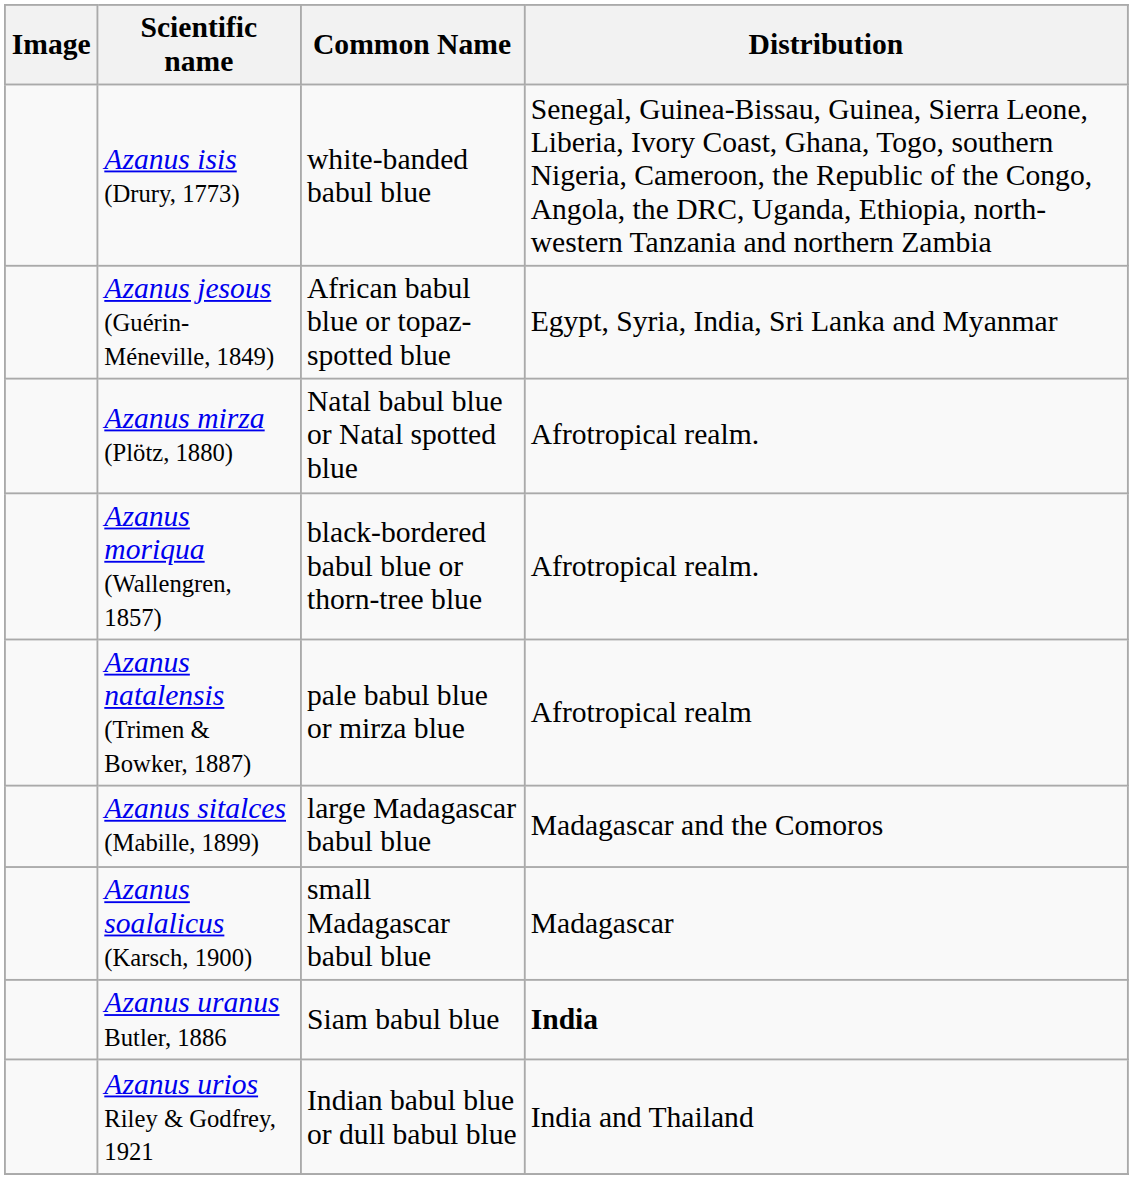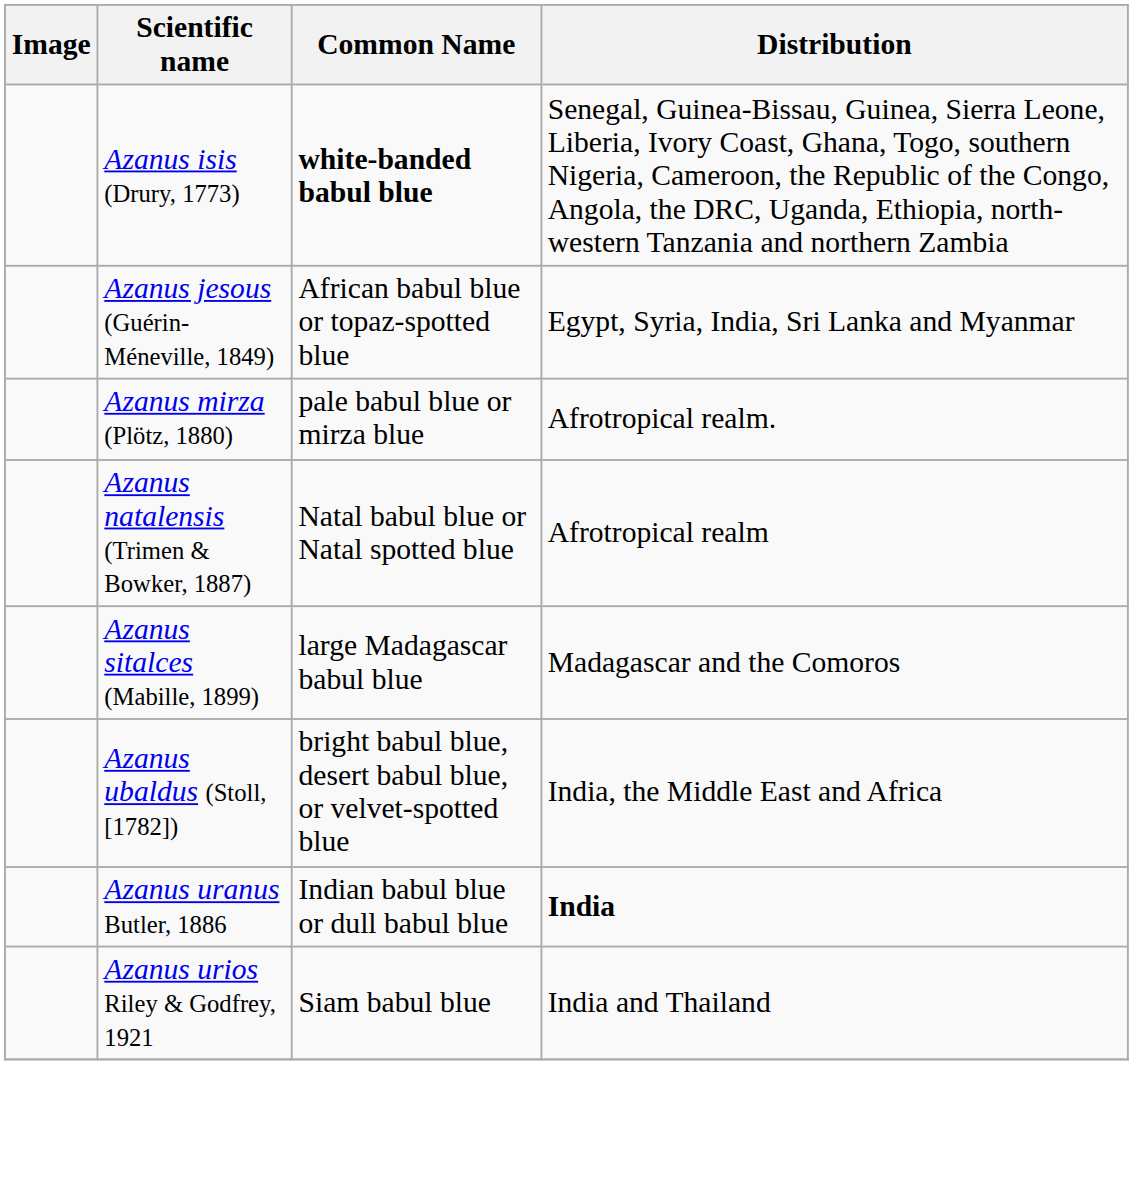(388, 174) normal -> (385, 174) bold
(405, 435) Natal babul blue or Natal spotted blue -> (405, 418) pale babul blue or mirza blue
- row: (168, 565)
(397, 712) pale babul blue or mirza blue -> (412, 532) Natal babul blue or Natal spotted blue
- row: (178, 922)
+ row: (185, 792)
(403, 1019) Siam babul blue -> (403, 906) Indian babul blue or dull babul blue
(412, 1116) Indian babul blue or dull babul blue -> (395, 1002) Siam babul blue
